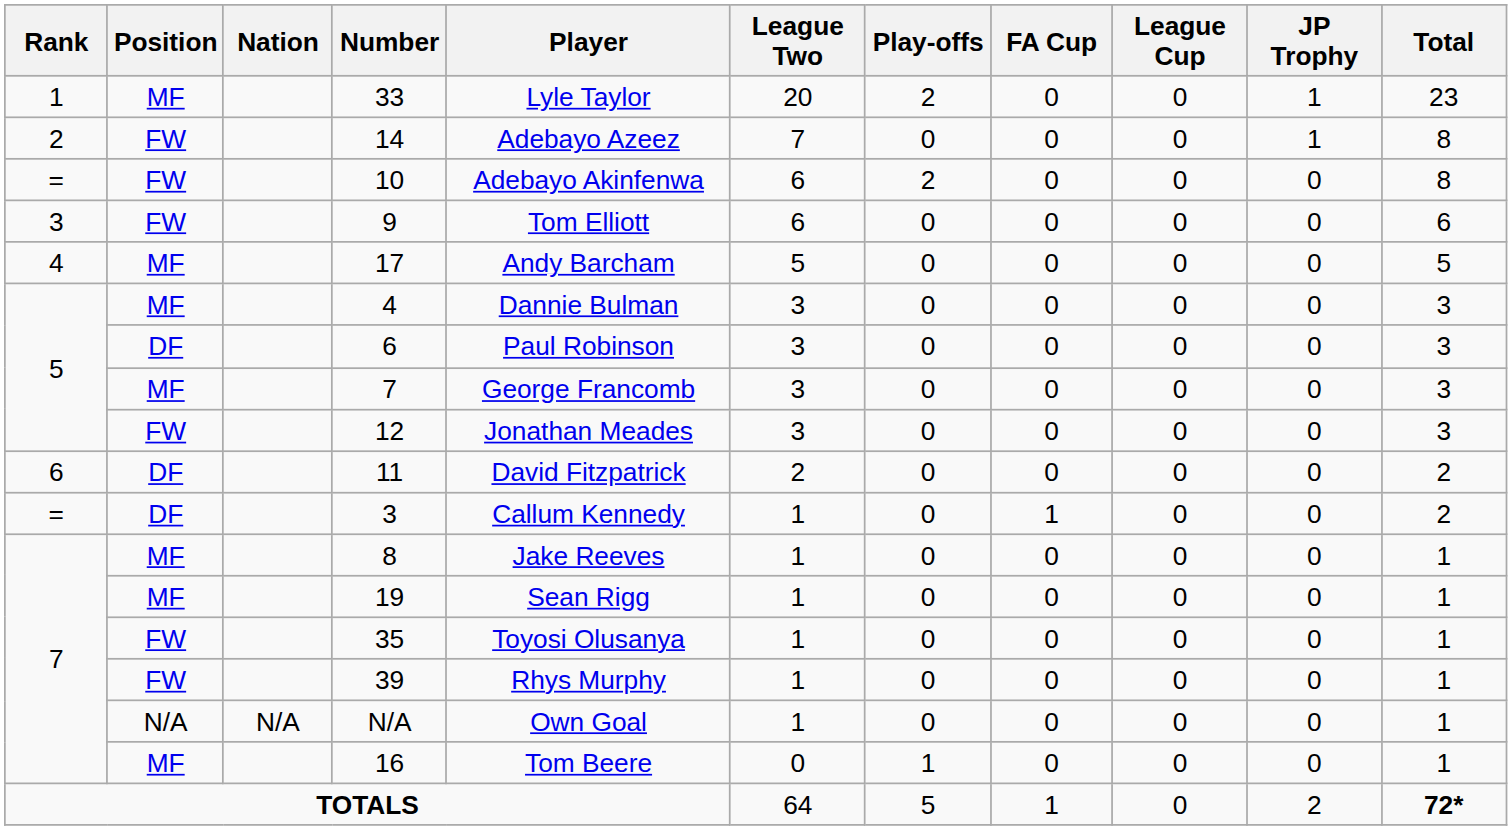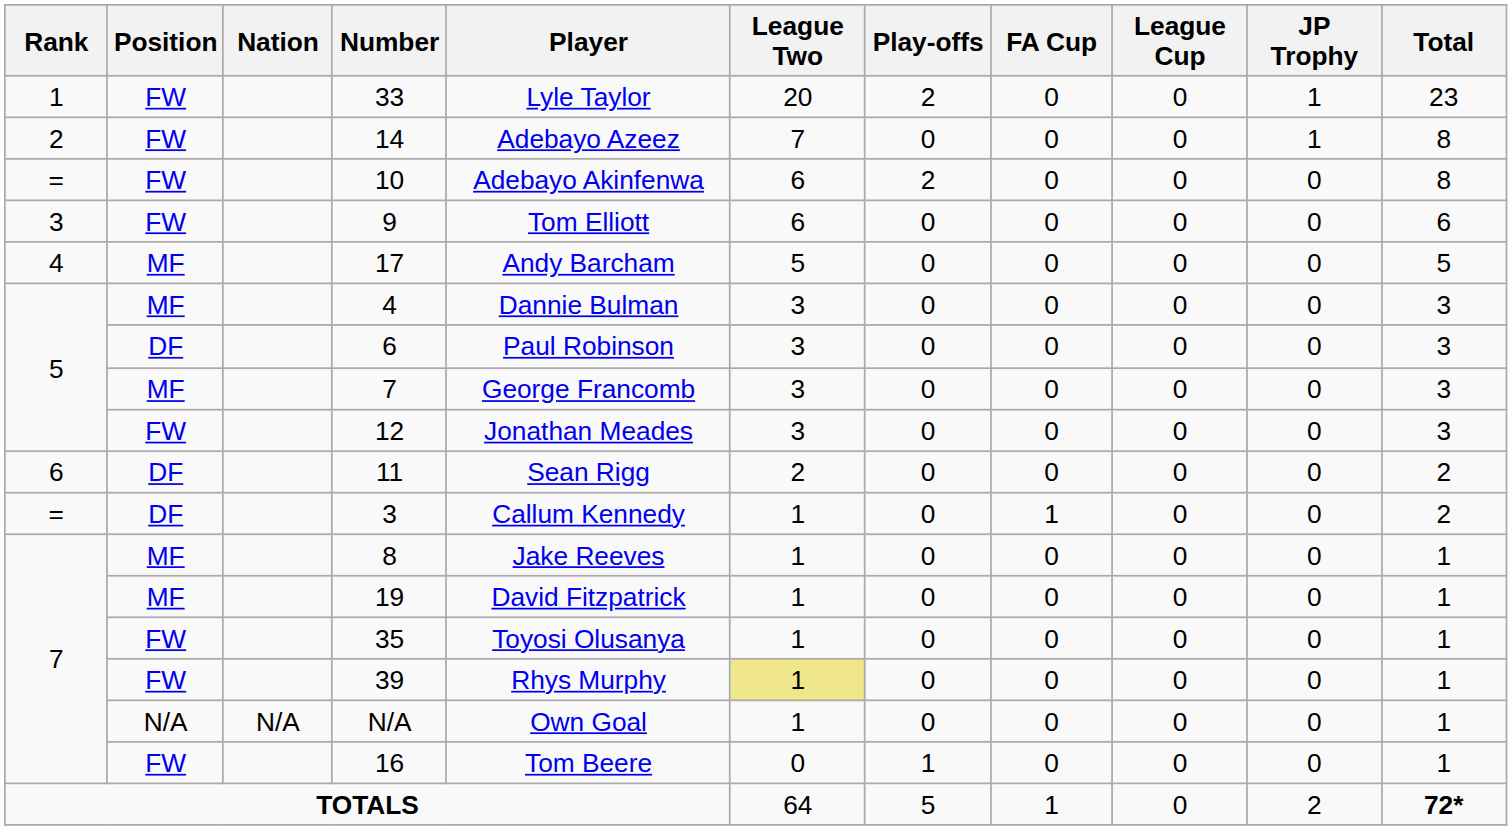(166, 97) MF -> (166, 97) FW
(589, 472) David Fitzpatrick -> (589, 472) Sean Rigg
(589, 596) Sean Rigg -> (589, 596) David Fitzpatrick
(798, 680) no background -> (798, 680) khaki background
(166, 763) MF -> (166, 763) FW
